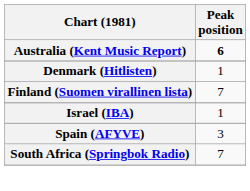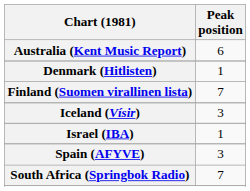(221, 50) bold -> (221, 50) normal
+ row: (100, 112)
